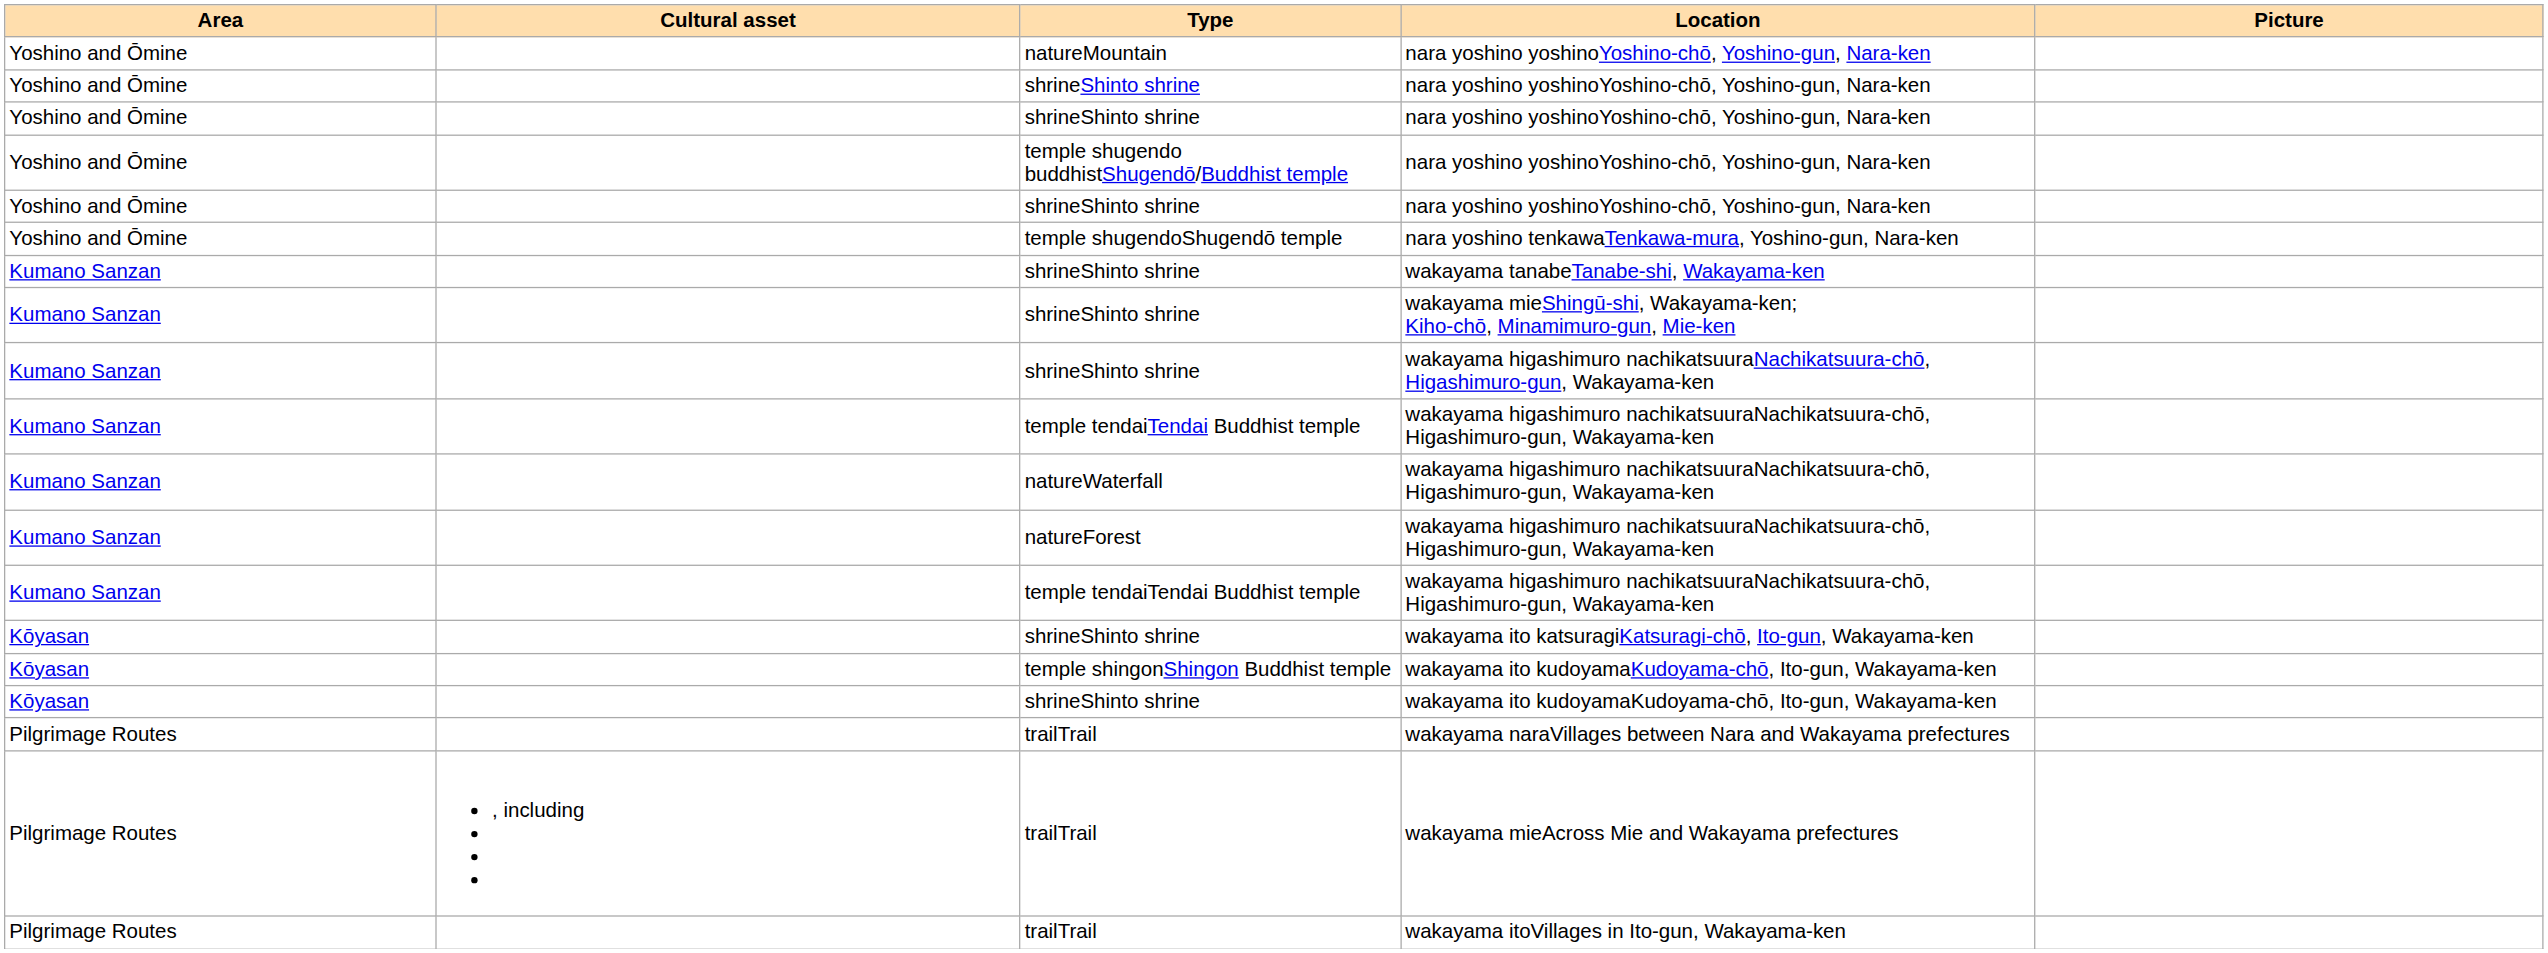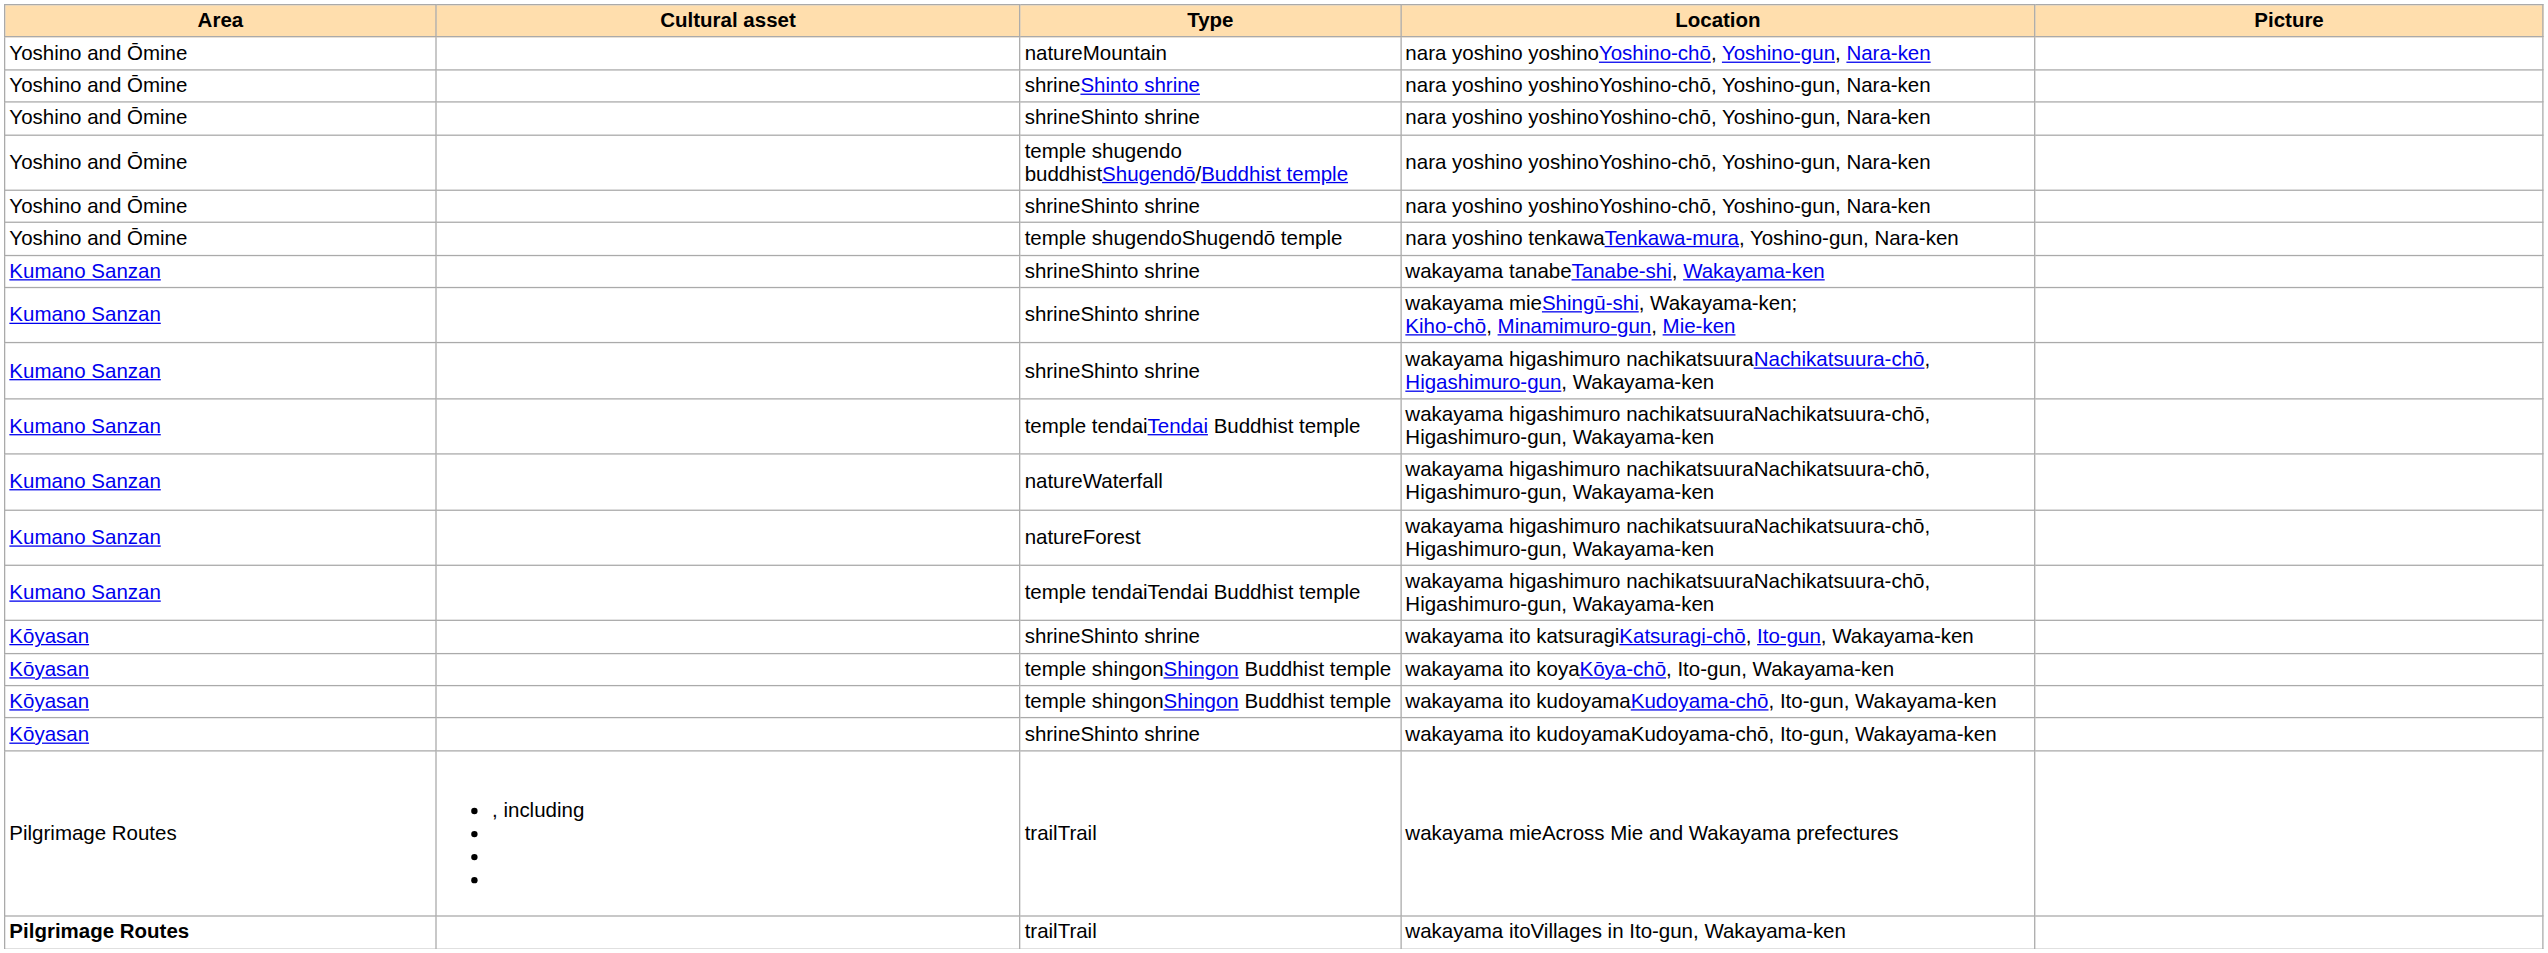+ row: (1208, 669)
- row: (1061, 734)
(93, 932) normal -> (99, 932) bold
